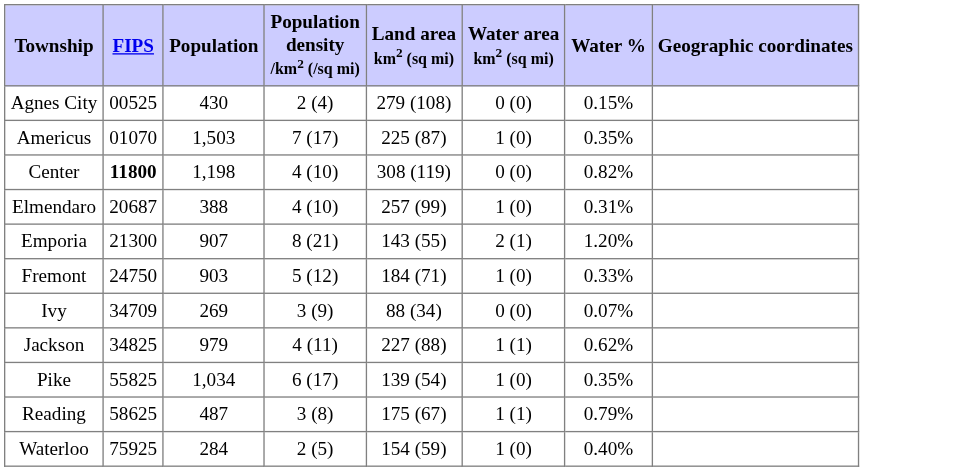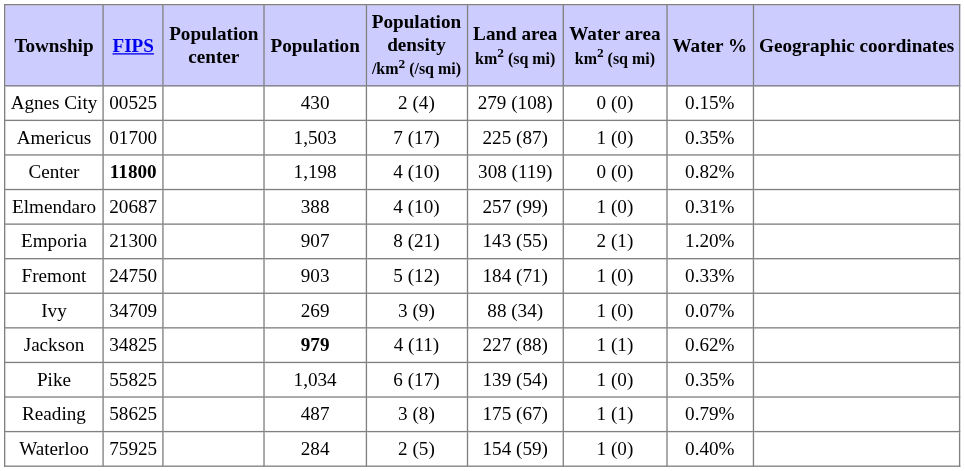+ column: (214, 45)
(133, 137) 01070 -> (133, 137) 01700
(514, 310) 0 (0) -> (615, 310) 1 (0)
(214, 344) normal -> (315, 344) bold
